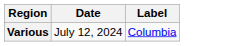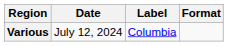+ column: (201, 13)
